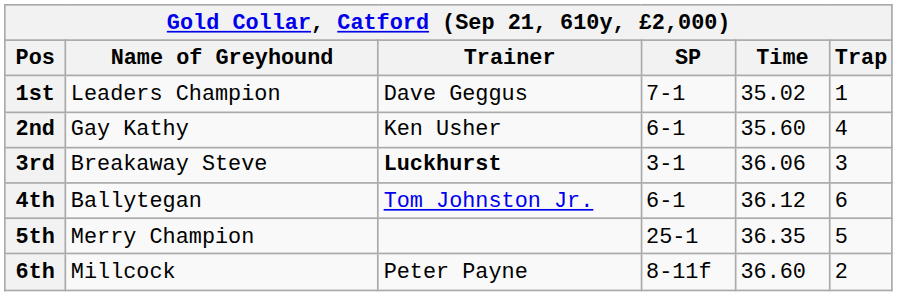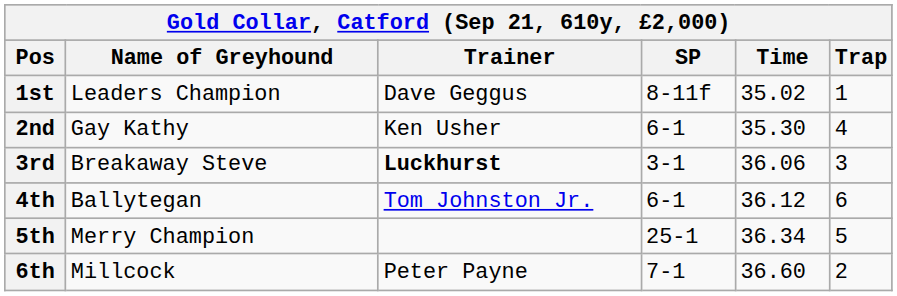(666, 94) 7-1 -> (679, 94) 8-11f
(773, 129) 35.60 -> (773, 129) 35.30
(773, 236) 36.35 -> (773, 236) 36.34
(679, 272) 8-11f -> (666, 272) 7-1
